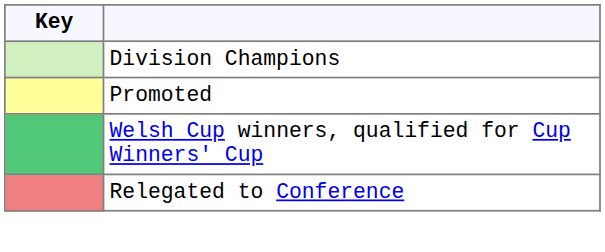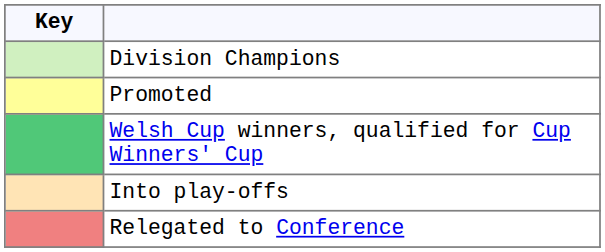+ row: (199, 193)
